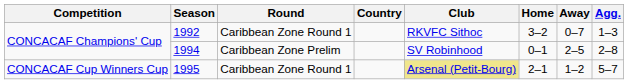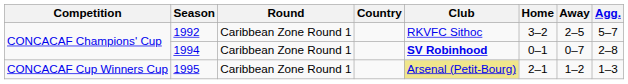(574, 32) 0–7 -> (574, 32) 2–5
(608, 32) 1–3 -> (608, 32) 5–7
(280, 50) Caribbean Zone Prelim -> (286, 50) Caribbean Zone Round 1
(445, 50) normal -> (447, 50) bold
(574, 50) 2–5 -> (574, 50) 0–7
(608, 69) 5–7 -> (608, 69) 1–3
